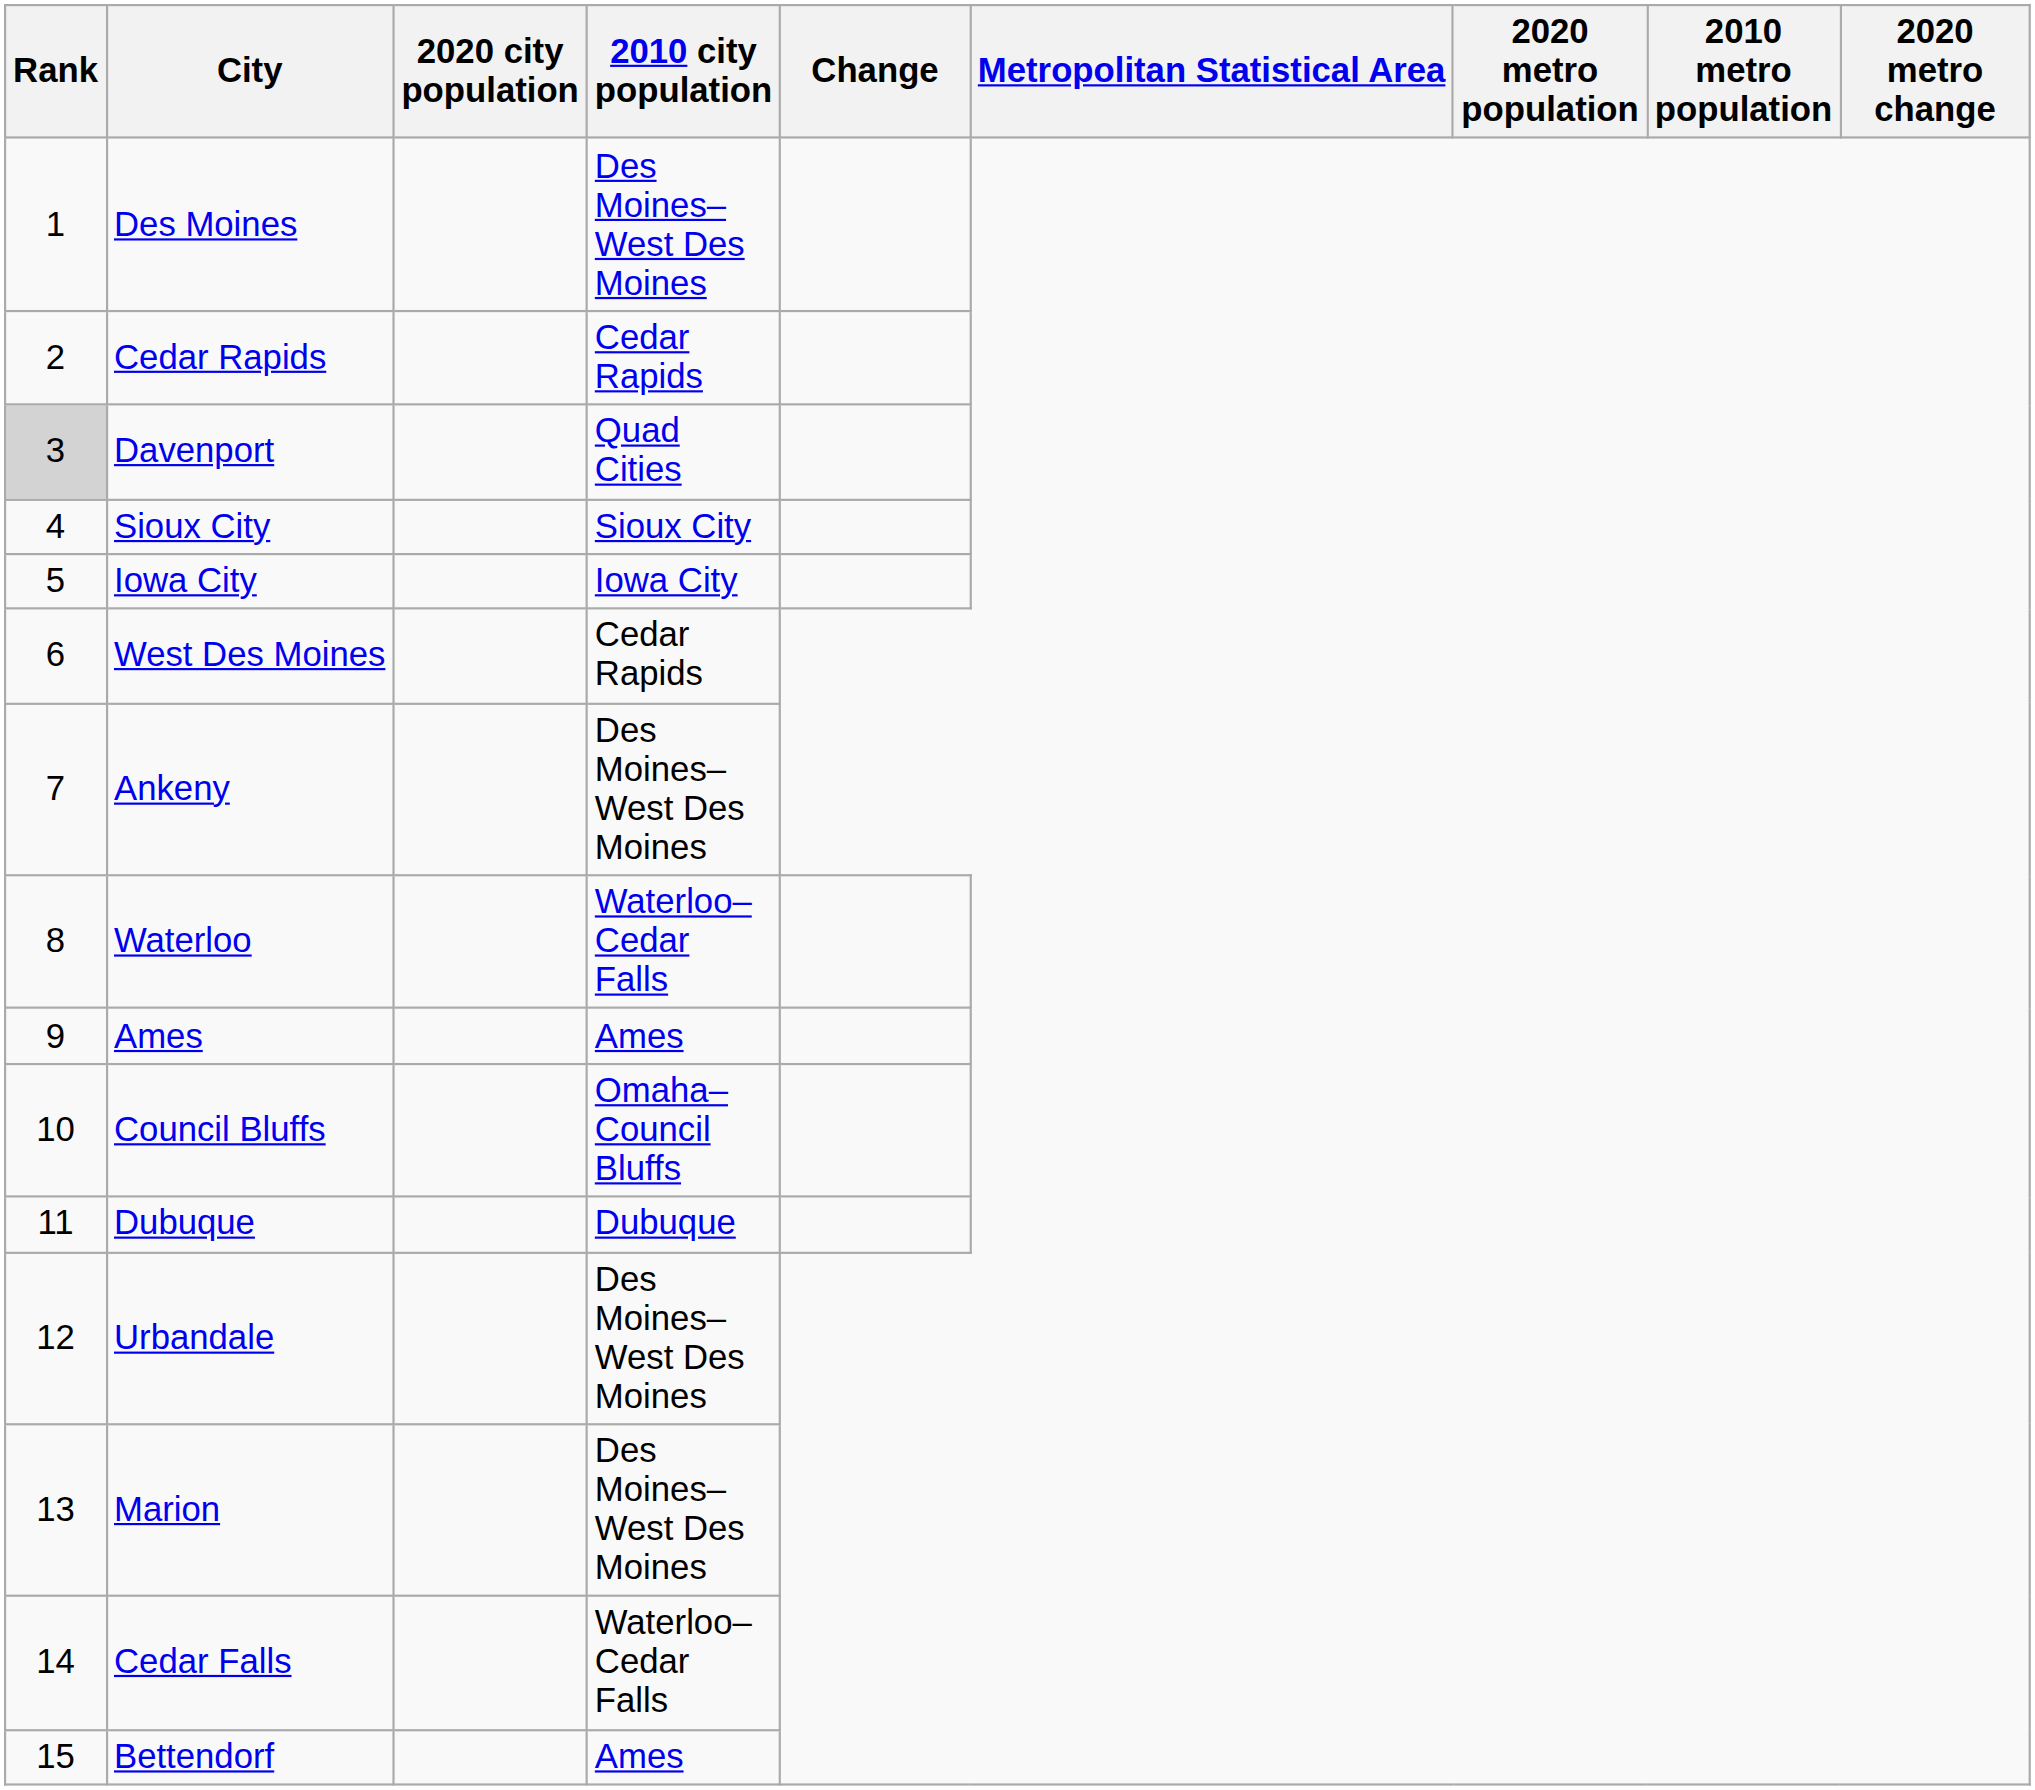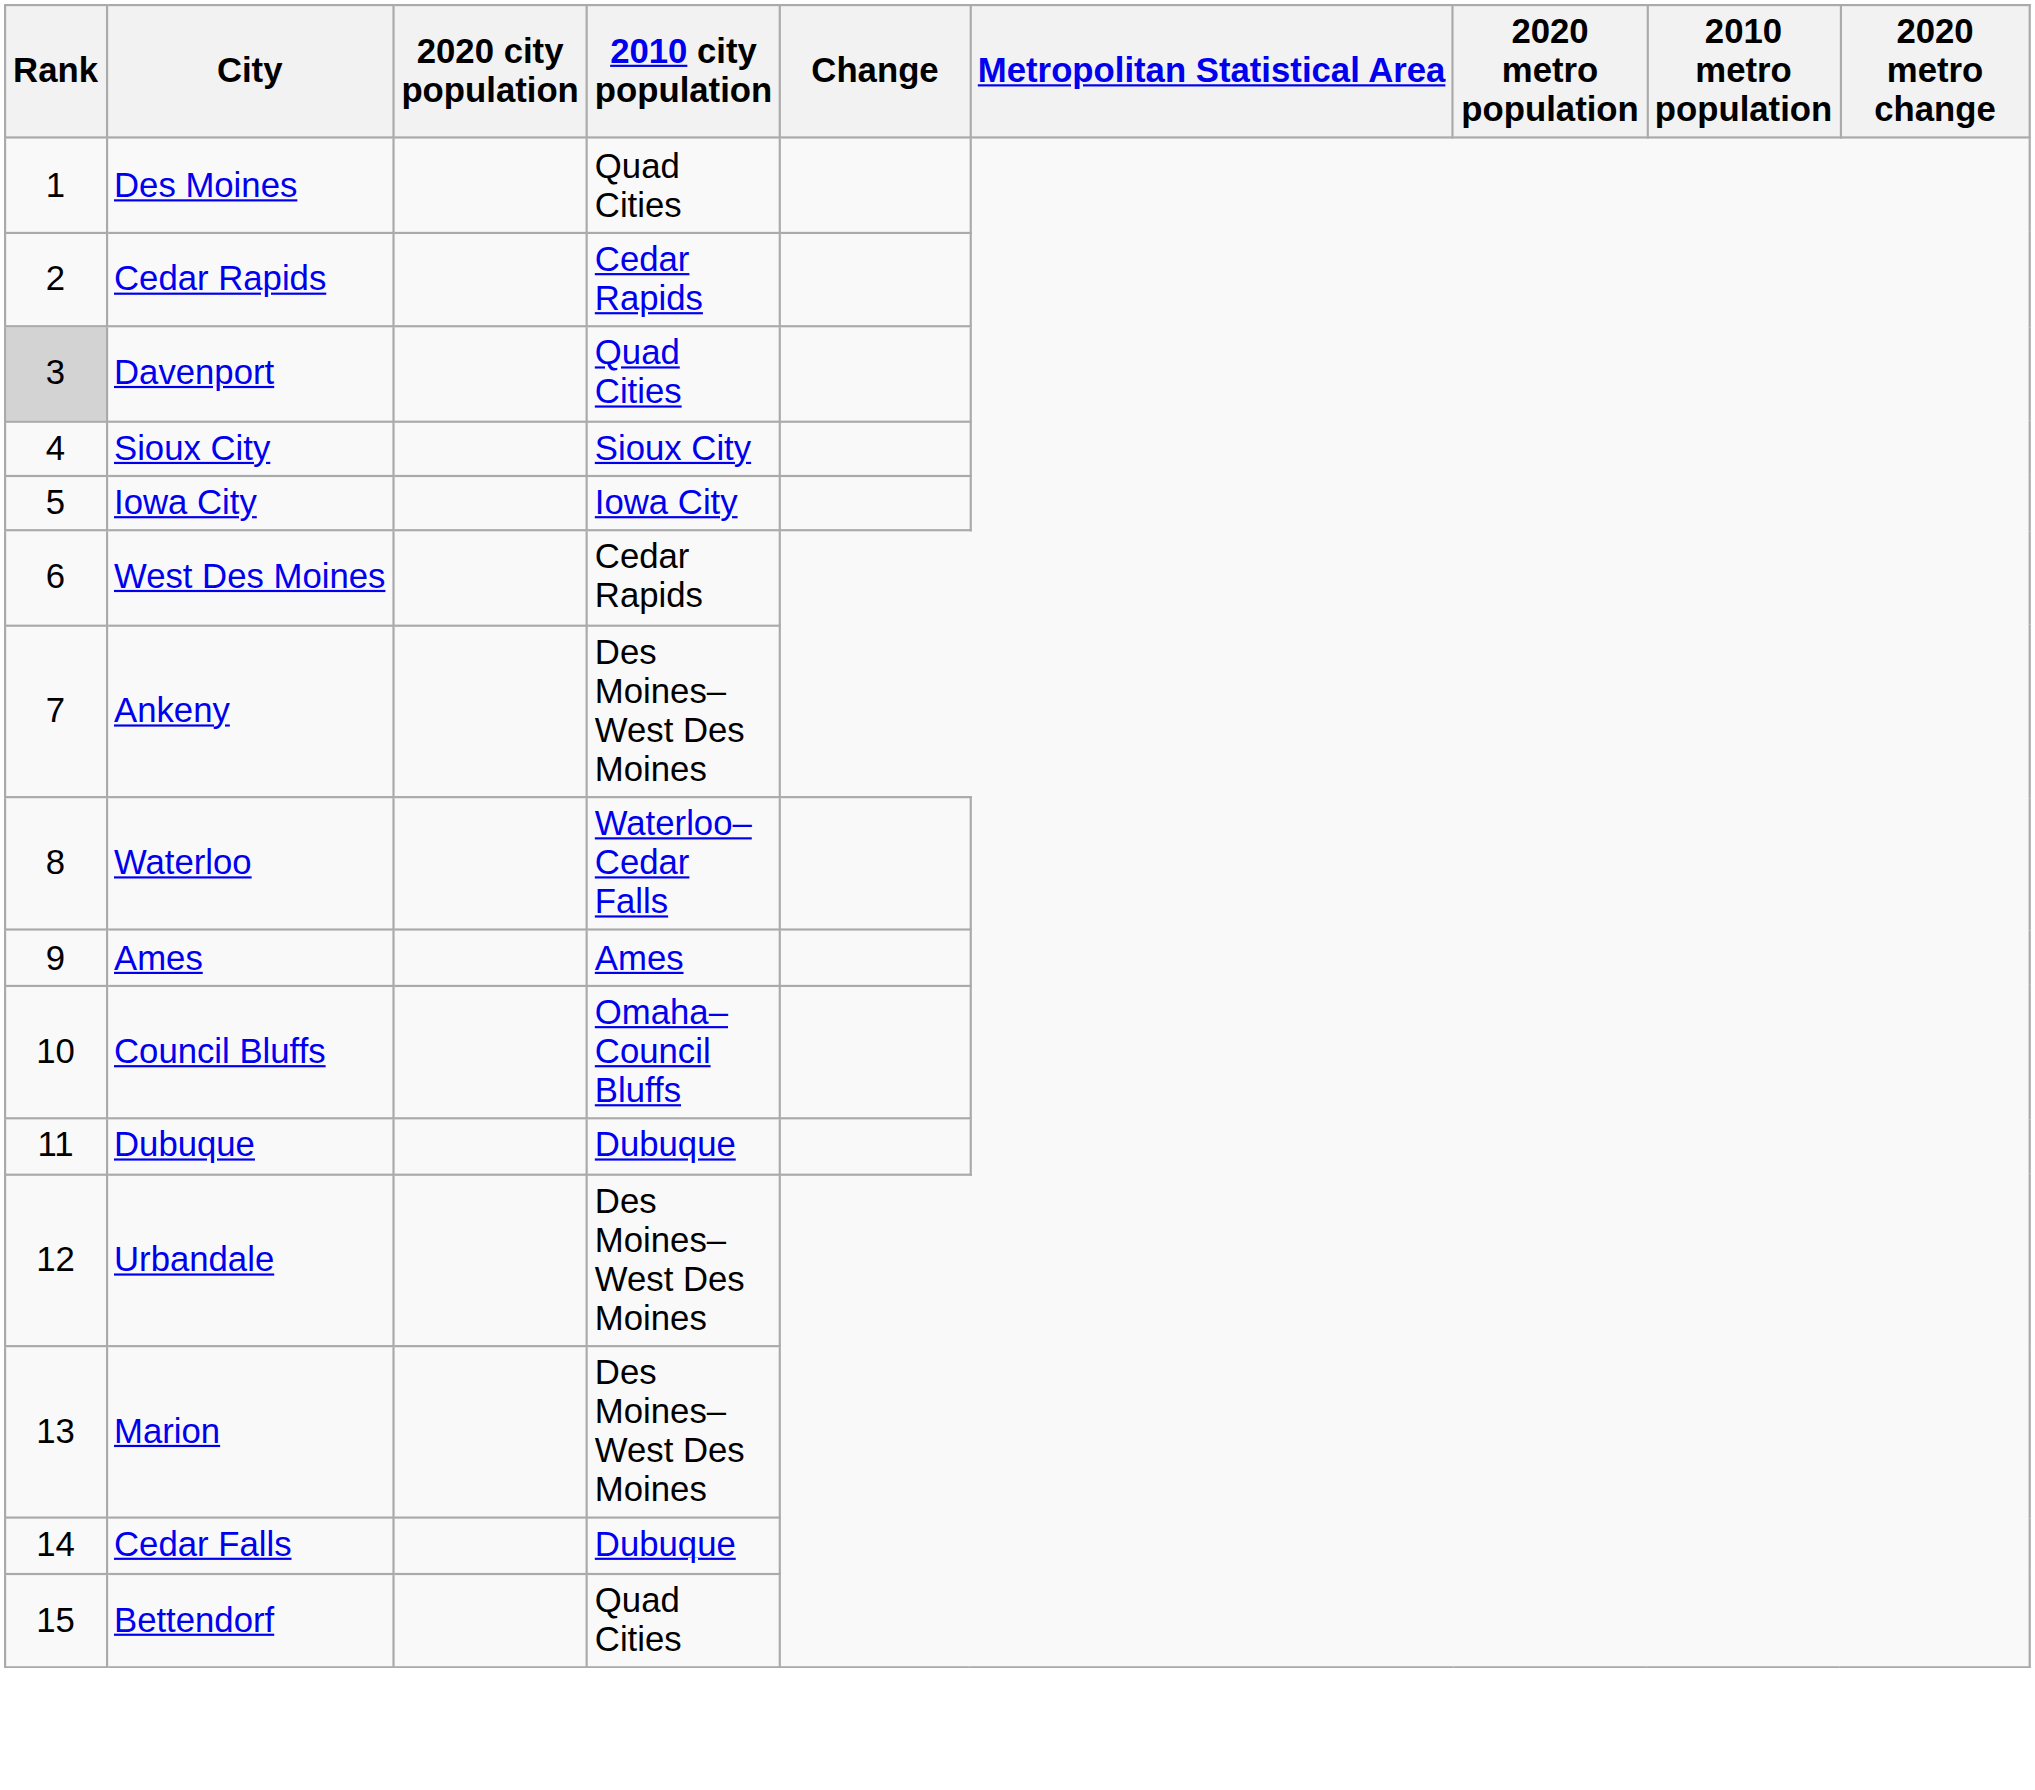(670, 223) Des Moines–West Des Moines -> (638, 184) Quad Cities
(673, 1662) Waterloo–Cedar Falls -> (665, 1545) Dubuque
(639, 1756) Ames -> (638, 1619) Quad Cities
